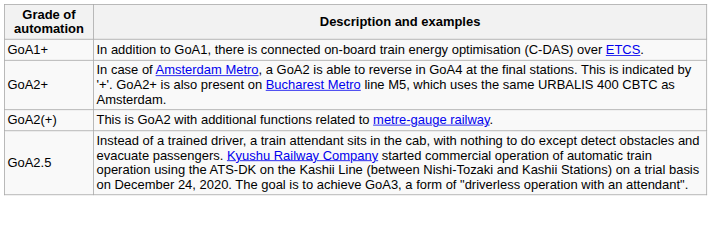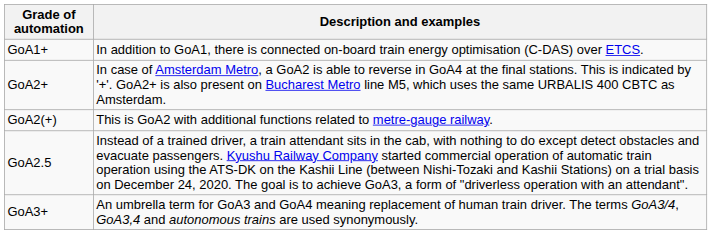+ row: (28, 212)
